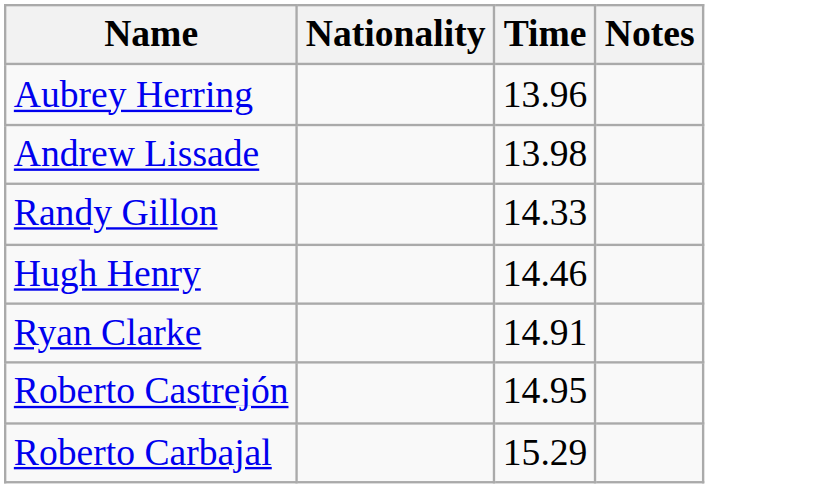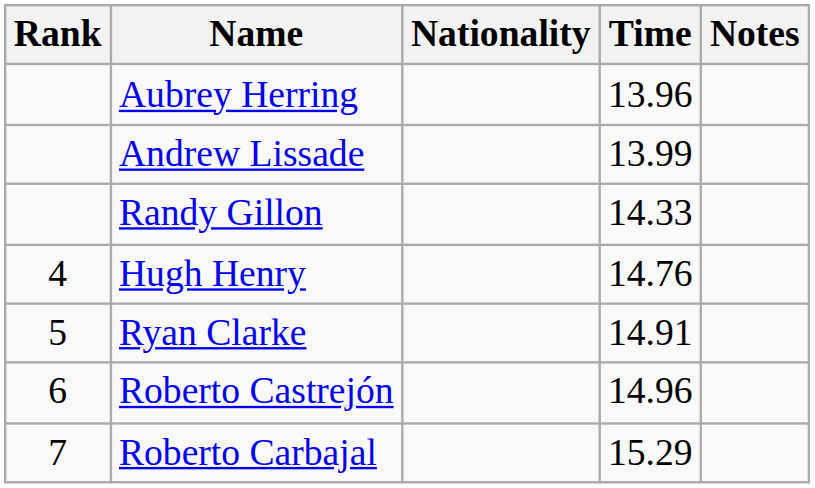+ column: (58, 34)
(545, 153) 13.98 -> (650, 153) 13.99
(545, 272) 14.46 -> (650, 272) 14.76
(545, 392) 14.95 -> (650, 392) 14.96
